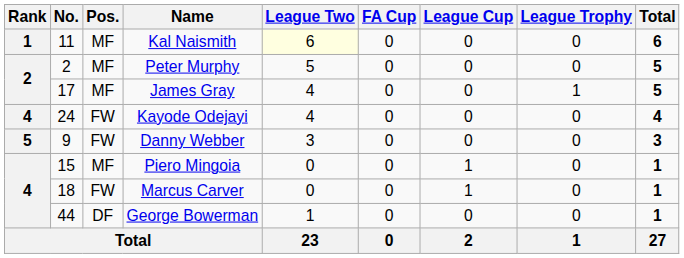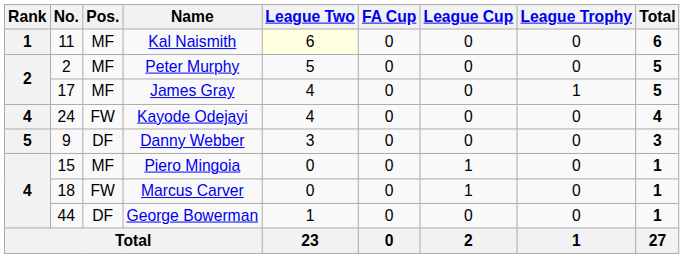(103, 141) FW -> (103, 141) DF
